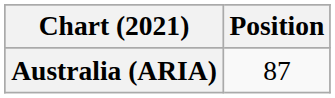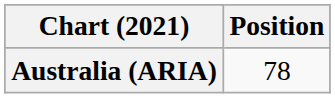(277, 69) 87 -> (277, 69) 78
